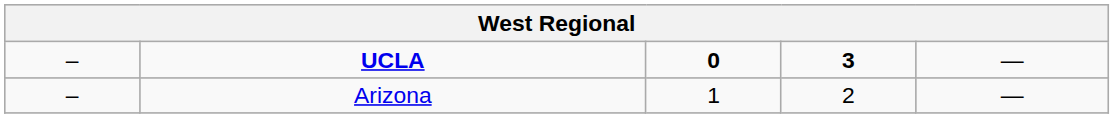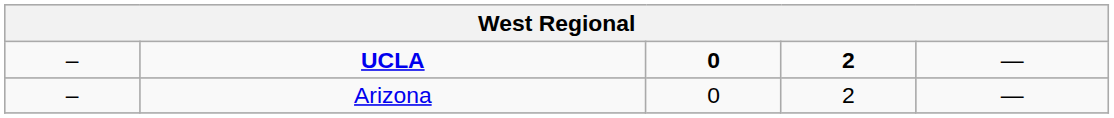(848, 59) 3 -> (848, 59) 2
(714, 96) 1 -> (714, 96) 0
